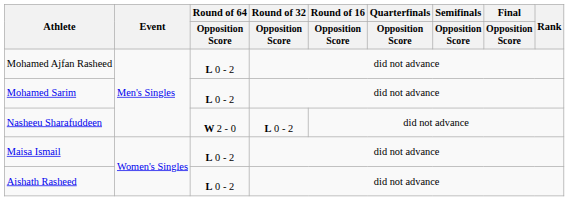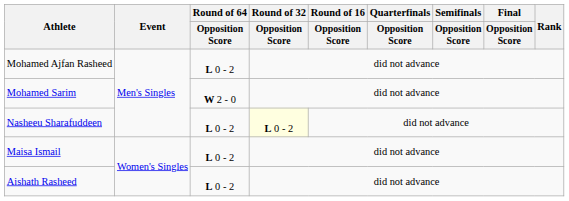(220, 99) L 0 - 2 -> (220, 99) W 2 - 0
(220, 129) W 2 - 0 -> (220, 129) L 0 - 2
(279, 129) no background -> (279, 129) lightyellow background
